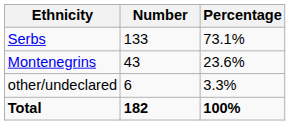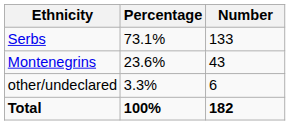columns swapped: (160, 16) <-> (243, 16)
